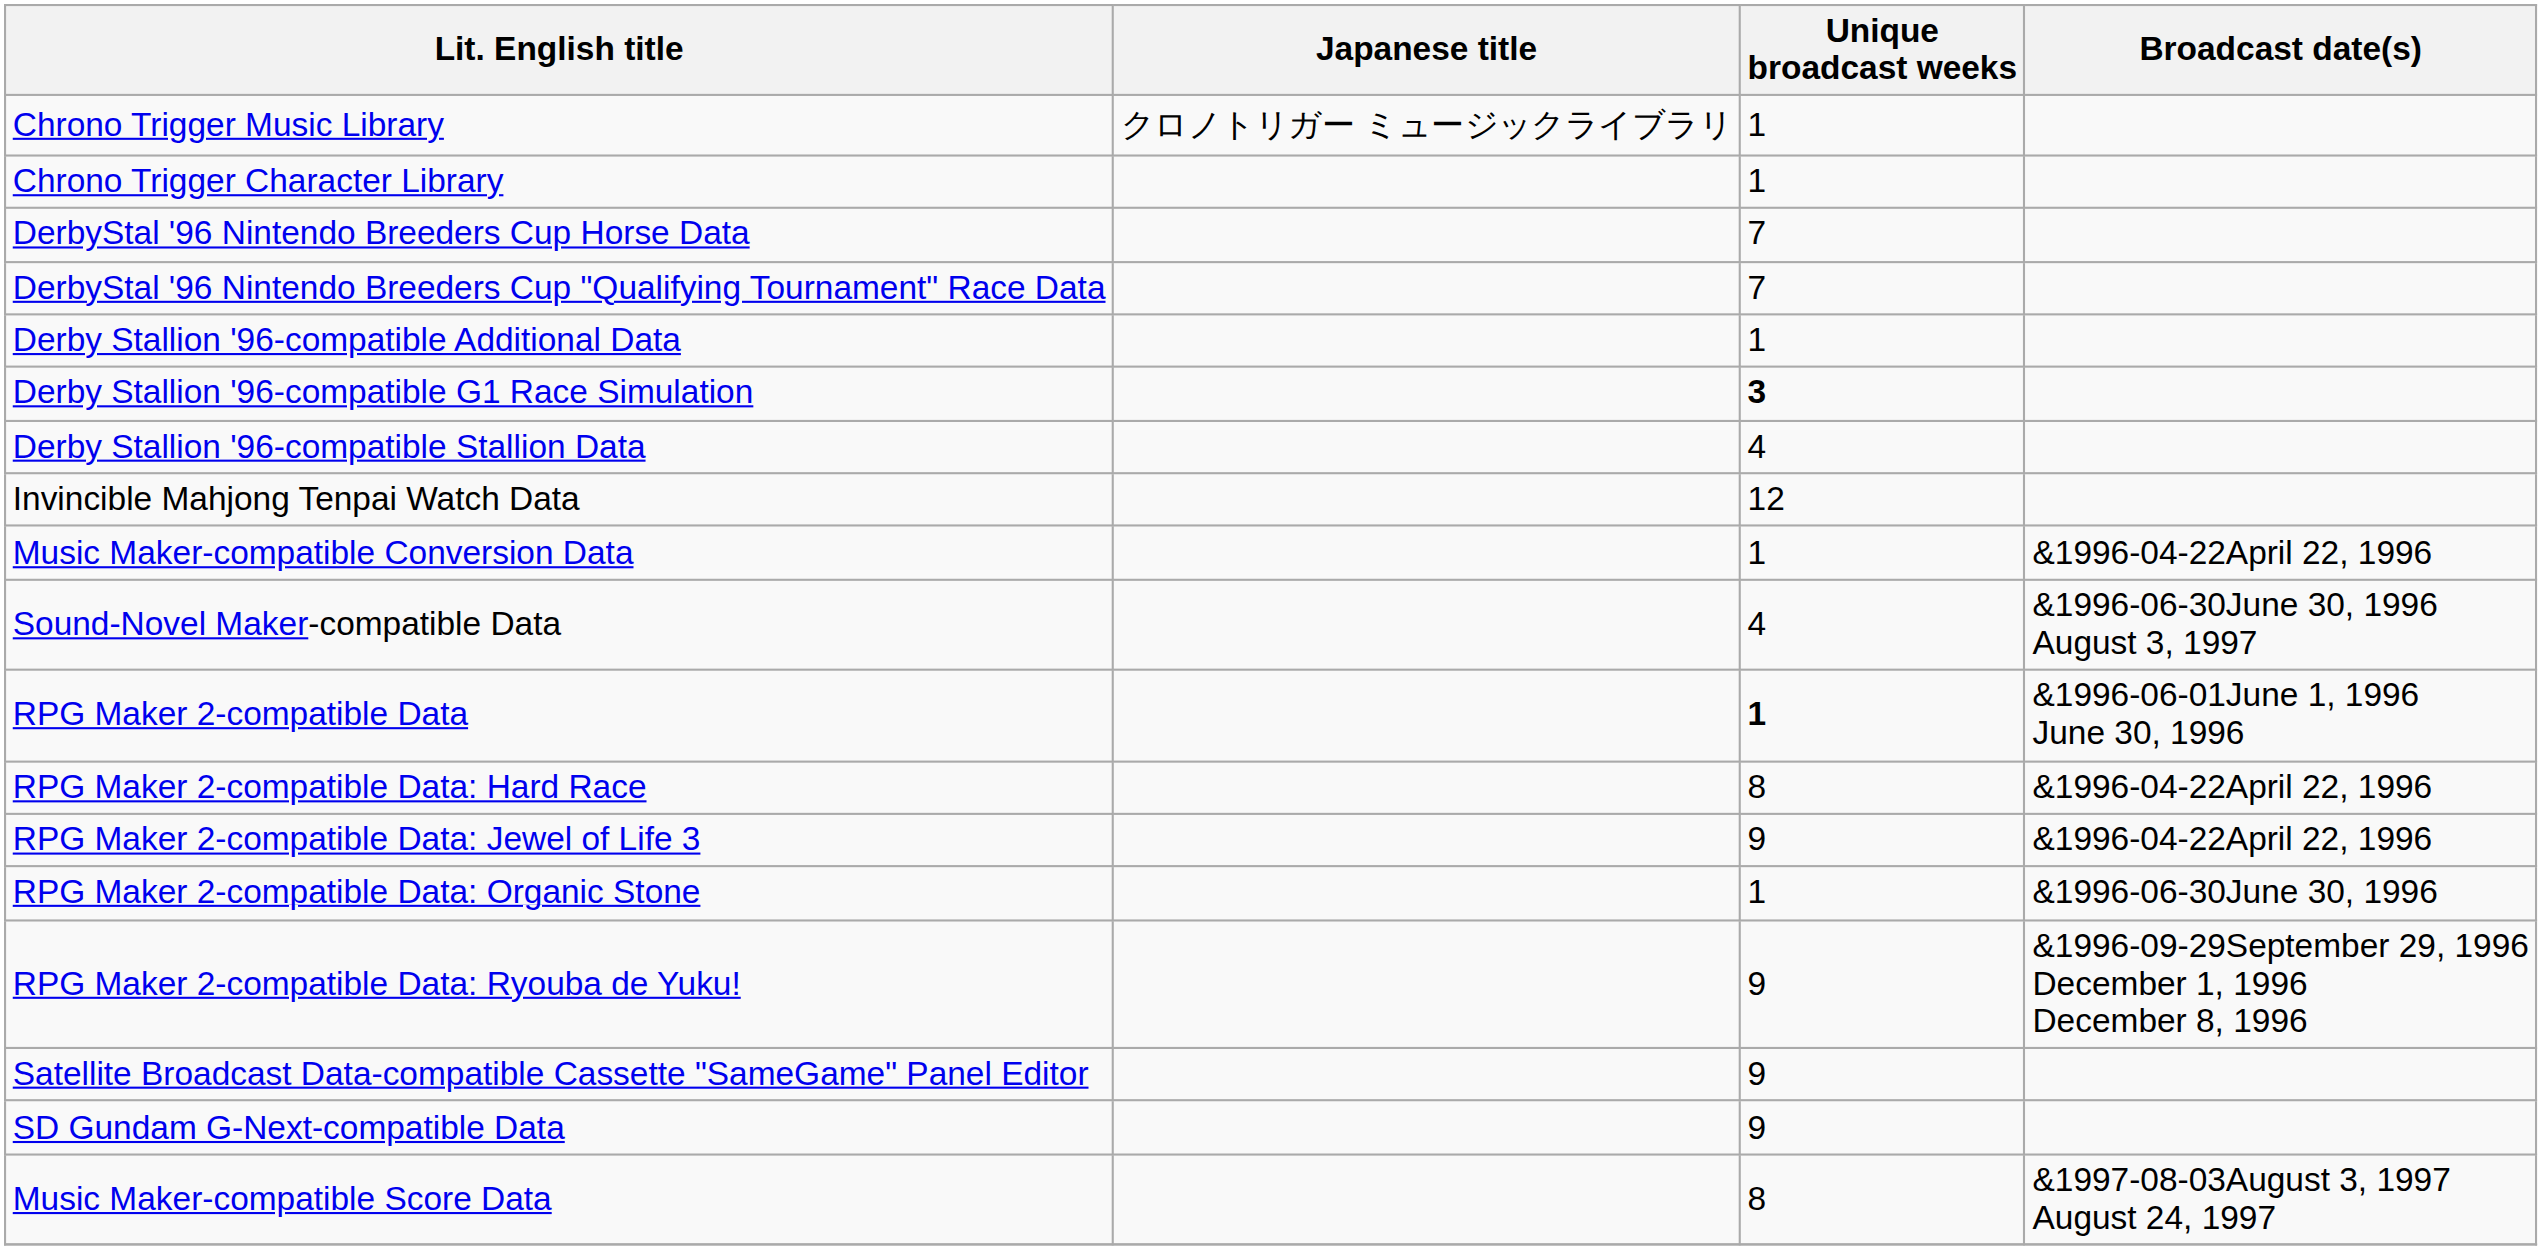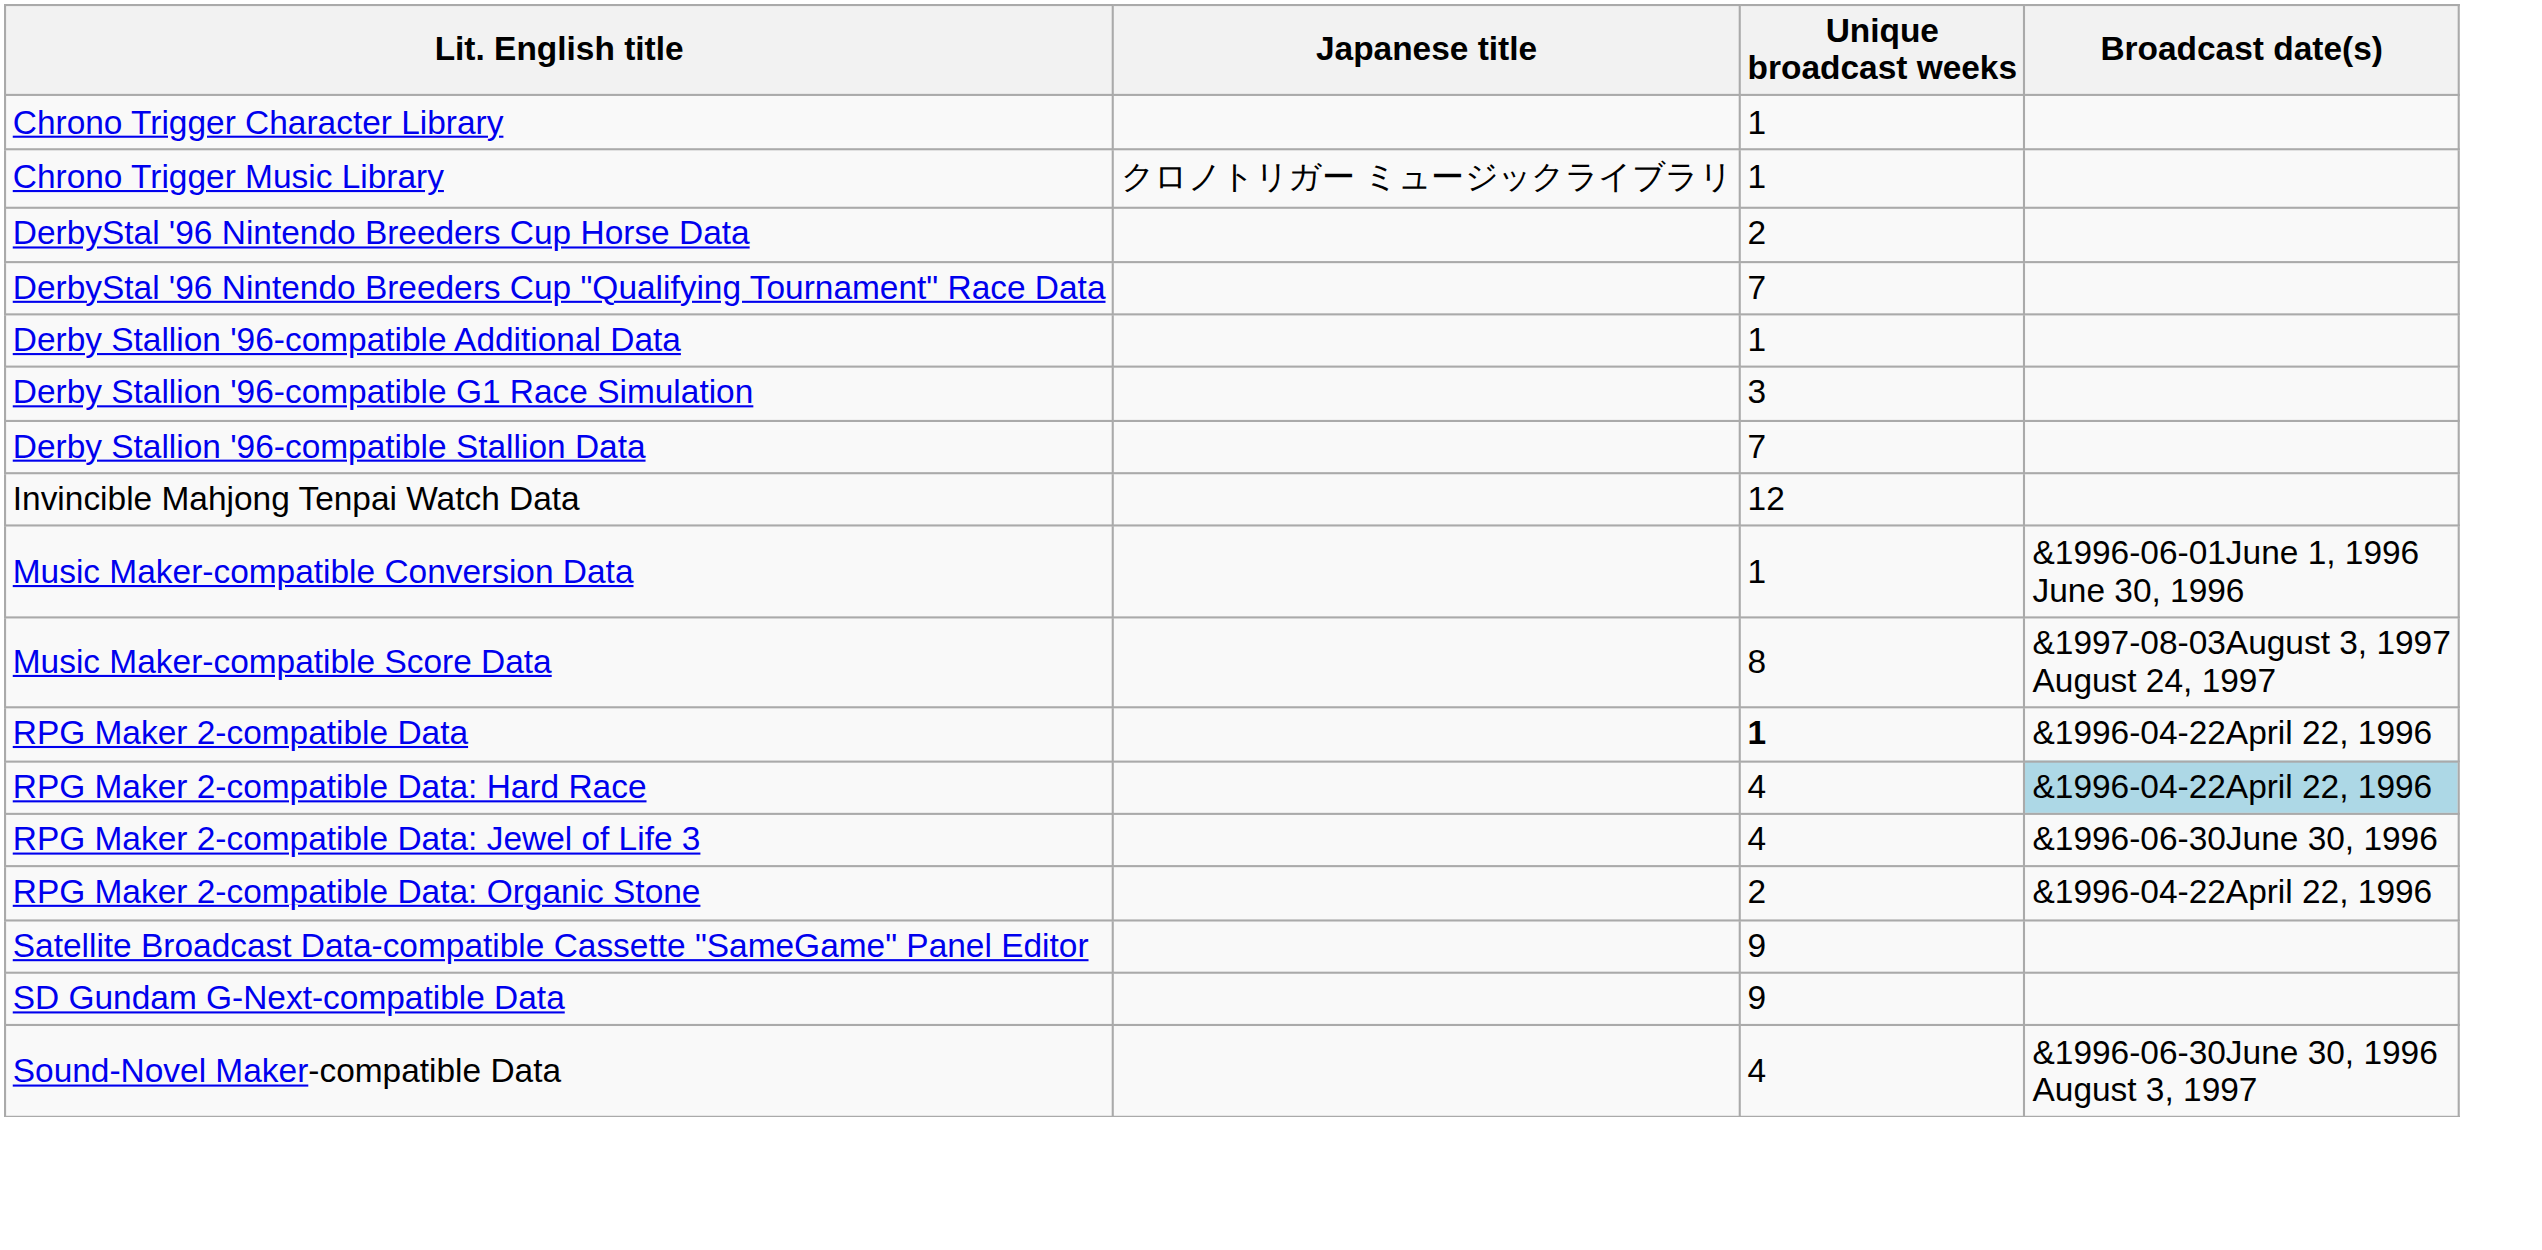rows swapped: (258, 180) <-> (228, 124)
(1757, 234) 7 -> (1757, 234) 2
(1757, 393) bold -> (1757, 393) normal
(1757, 446) 4 -> (1757, 446) 7
(2232, 552) &1996-04-22April 22, 1996 -> (2226, 571) &1996-06-01June 1, 1996 June 30, 1996
rows swapped: (282, 1198) <-> (287, 624)
(2226, 714) &1996-06-01June 1, 1996 June 30, 1996 -> (2232, 733) &1996-04-22April 22, 1996
(1757, 786) 8 -> (1757, 786) 4
(2232, 786) no background -> (2232, 786) lightblue background
(1757, 839) 9 -> (1757, 839) 4
(2232, 839) &1996-04-22April 22, 1996 -> (2235, 839) &1996-06-30June 30, 1996
(1757, 892) 1 -> (1757, 892) 2
(2235, 892) &1996-06-30June 30, 1996 -> (2232, 892) &1996-04-22April 22, 1996
- row: (377, 983)
